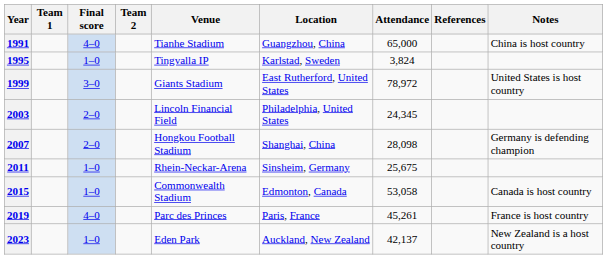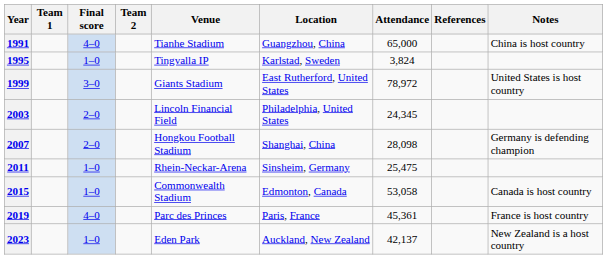(402, 167) 25,675 -> (402, 167) 25,475
(402, 215) 45,261 -> (402, 215) 45,361
